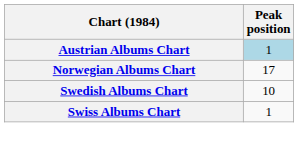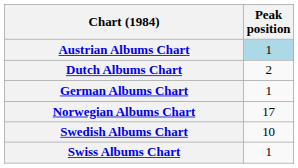+ row: (124, 70)
+ row: (124, 91)
